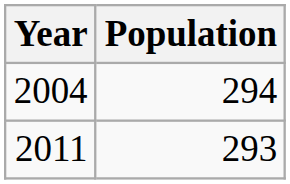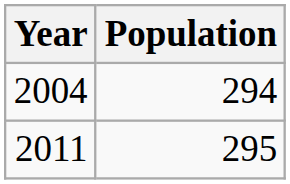(249, 149) 293 -> (249, 149) 295
